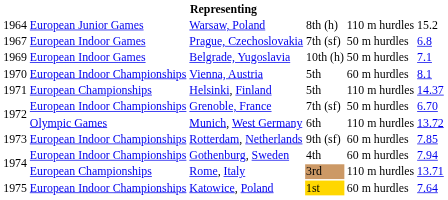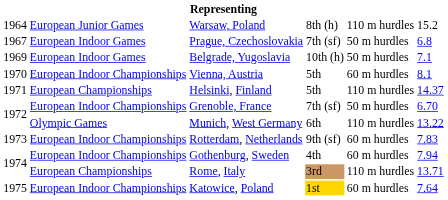(430, 122) 13.72 -> (430, 122) 13.22
(427, 139) 7.85 -> (427, 139) 7.83
